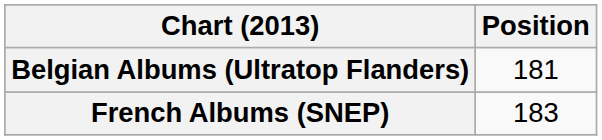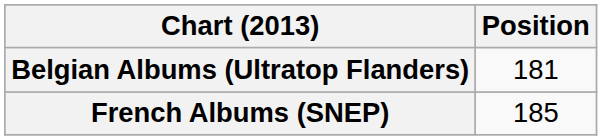(536, 112) 183 -> (536, 112) 185
